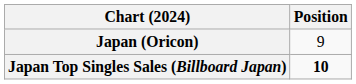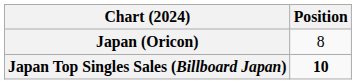(321, 41) 9 -> (321, 41) 8
